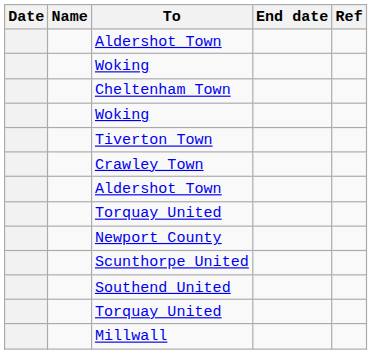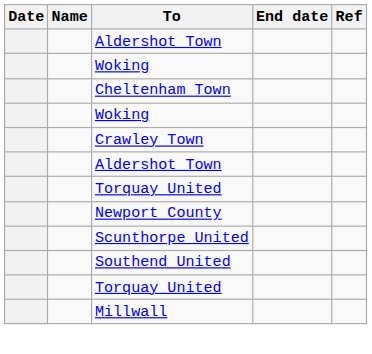- row: (26, 140)
